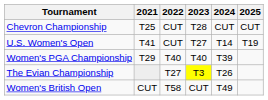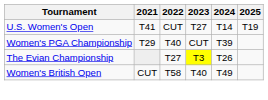- row: (57, 27)
(199, 58) T40 -> (199, 42) CUT
(199, 88) CUT -> (199, 73) T40
